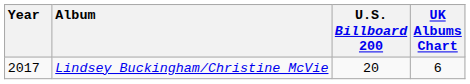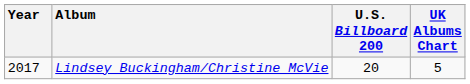(438, 68) 6 -> (438, 68) 5
